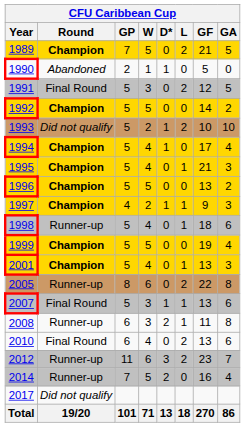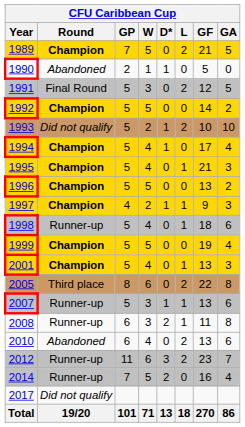(76, 284) Runner-up -> (76, 284) Third place
(76, 304) Final Round -> (76, 304) Runner-up
(76, 341) Final Round -> (76, 341) Abandoned
